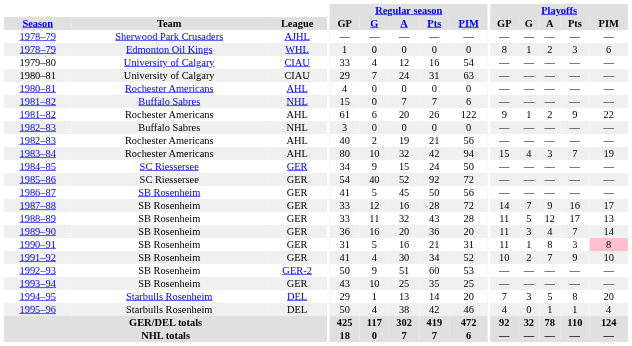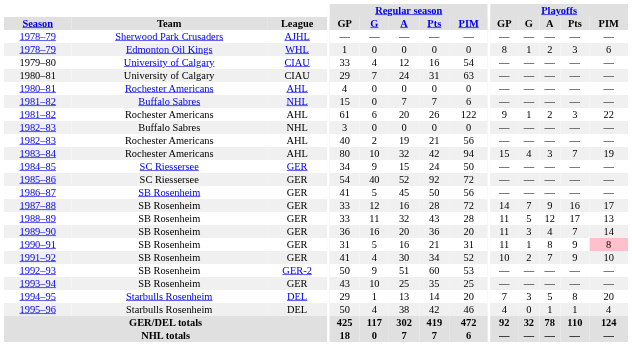(575, 114) 9 -> (575, 114) 3
(575, 244) 3 -> (575, 244) 9
